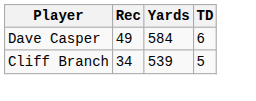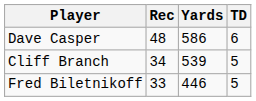(124, 39) 49 -> (158, 39) 48
(160, 39) 584 -> (194, 39) 586
+ row: (75, 85)
